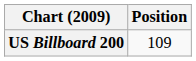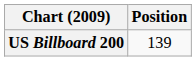(159, 42) 109 -> (159, 42) 139
